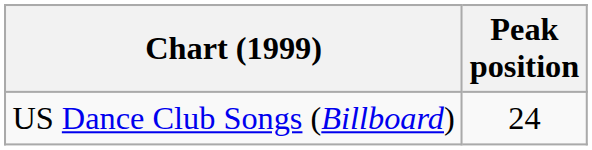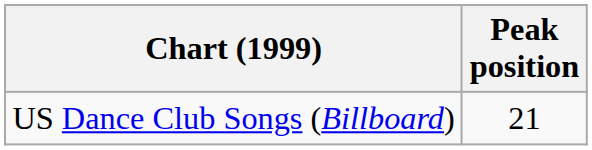(524, 117) 24 -> (524, 117) 21
